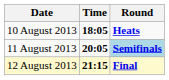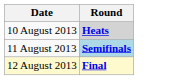- column: (95, 13)
(126, 30) no background -> (95, 30) lightgrey background
